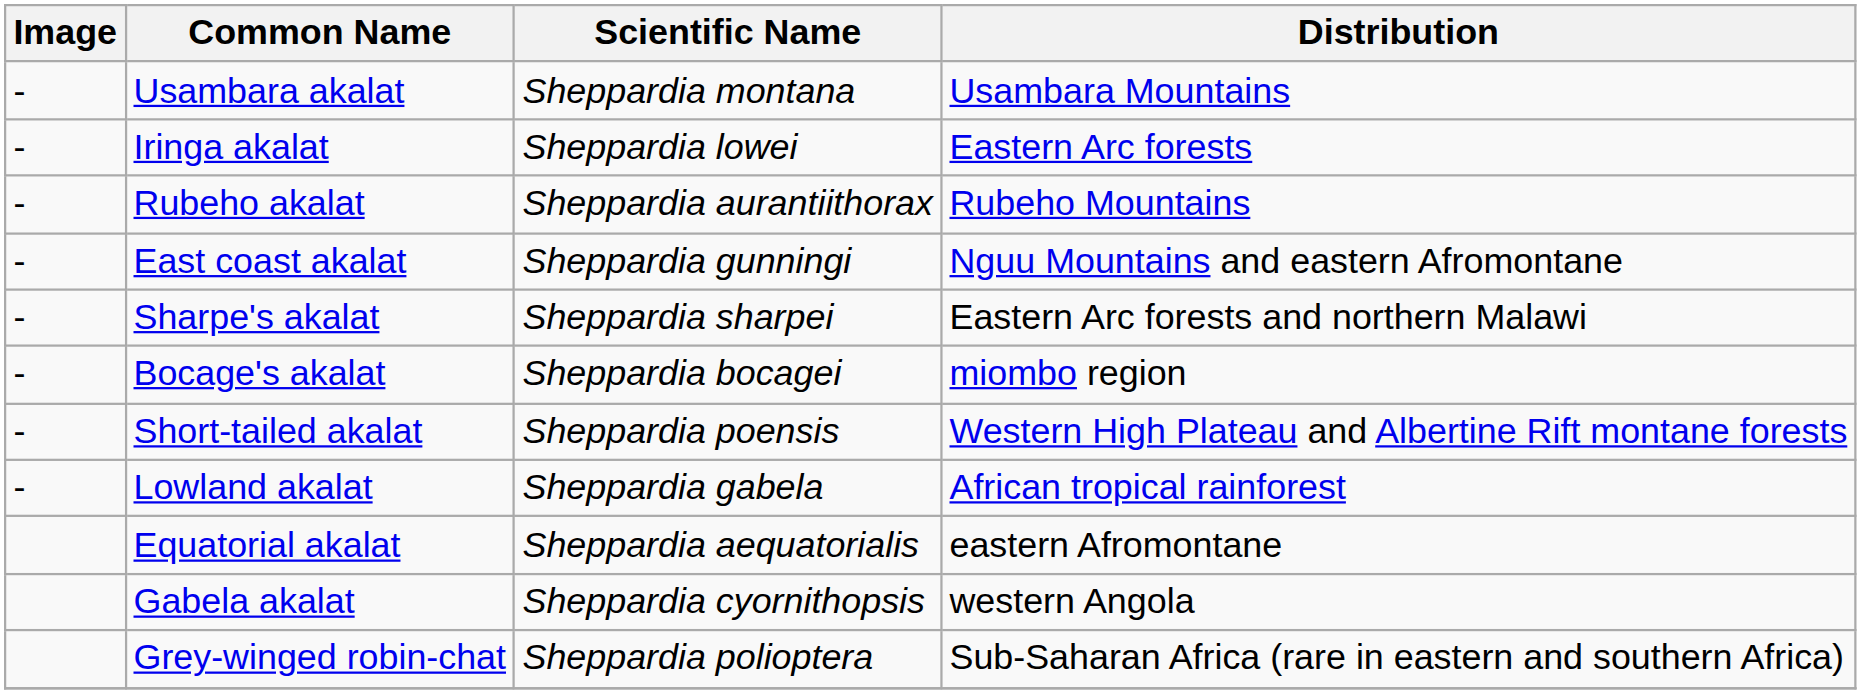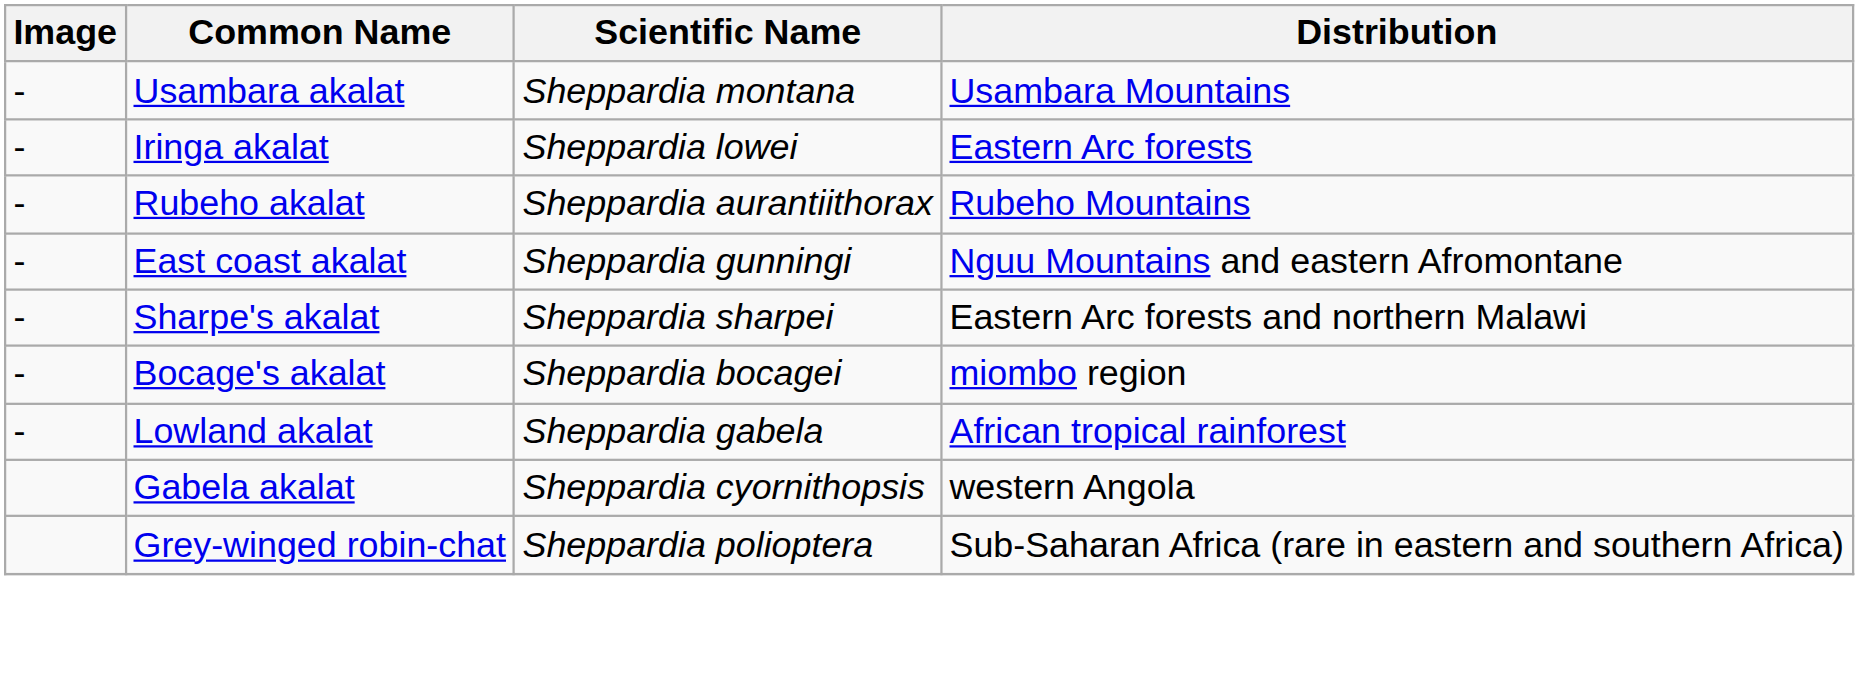- row: (278, 430)
- row: (267, 544)
